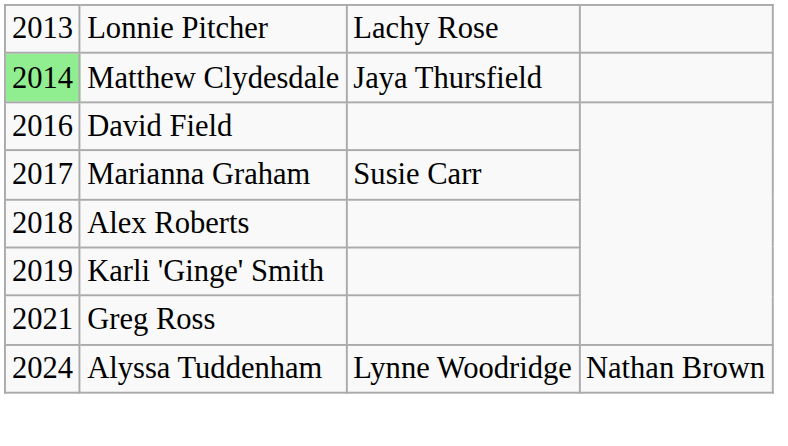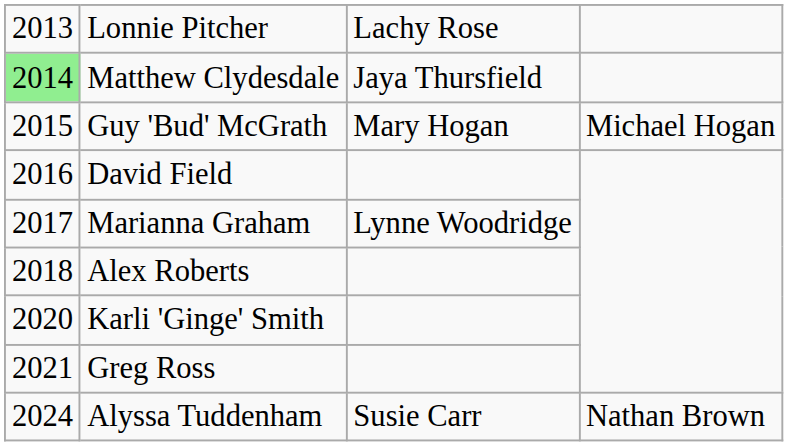+ row: (207, 125)
(417, 174) Susie Carr -> (463, 222) Lynne Woodridge
(43, 271) 2019 -> (43, 319) 2020
(463, 367) Lynne Woodridge -> (417, 416) Susie Carr
